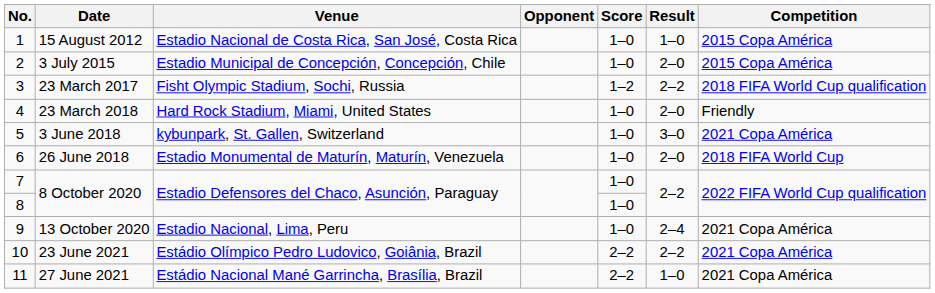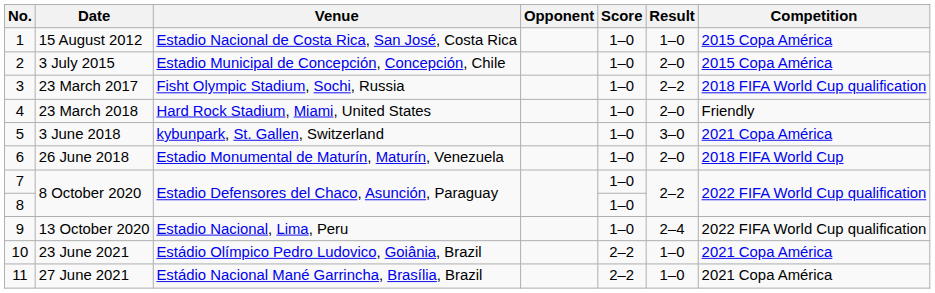(622, 87) 1–2 -> (622, 87) 1–0
(767, 228) 2021 Copa América -> (814, 228) 2022 FIFA World Cup qualification
(672, 252) 2–2 -> (672, 252) 1–0
